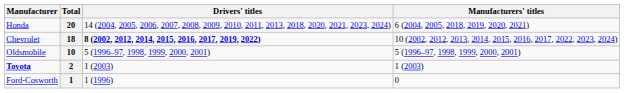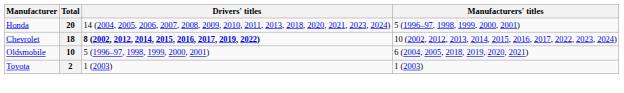(462, 24) 6 (2004, 2005, 2018, 2019, 2020, 2021) -> (457, 24) 5 (1996–97, 1998, 1999, 2000, 2001)
(458, 52) 5 (1996–97, 1998, 1999, 2000, 2001) -> (461, 52) 6 (2004, 2005, 2018, 2019, 2020, 2021)
(19, 66) bold -> (18, 66) normal
- row: (71, 80)
